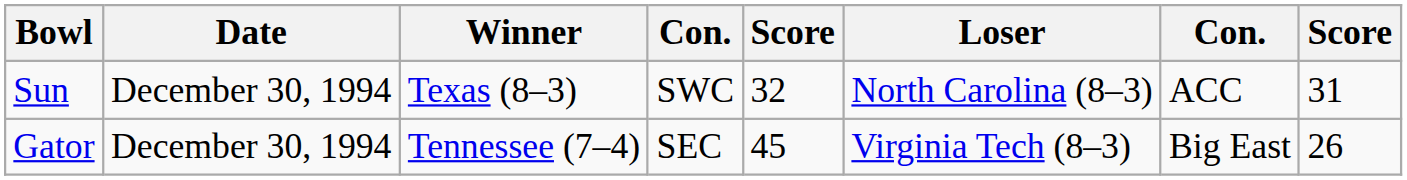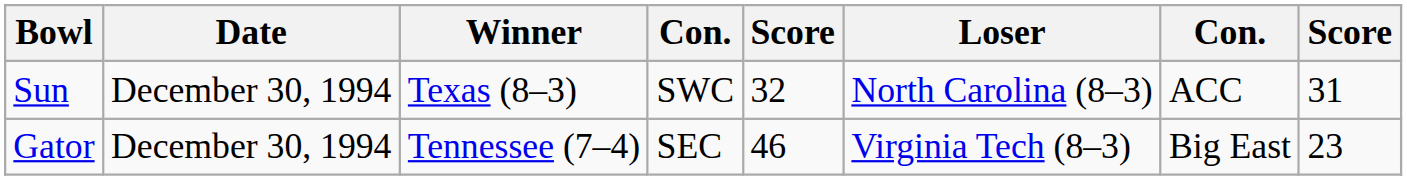(768, 145) 45 -> (768, 145) 46
(1325, 145) 26 -> (1325, 145) 23
